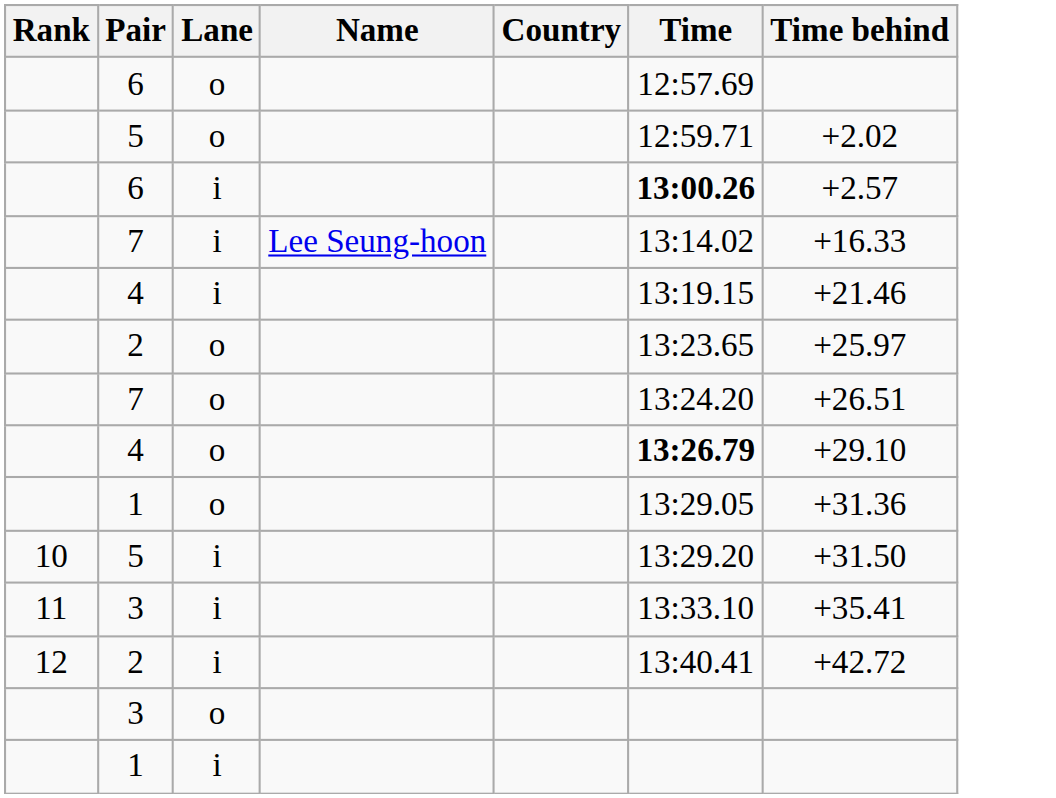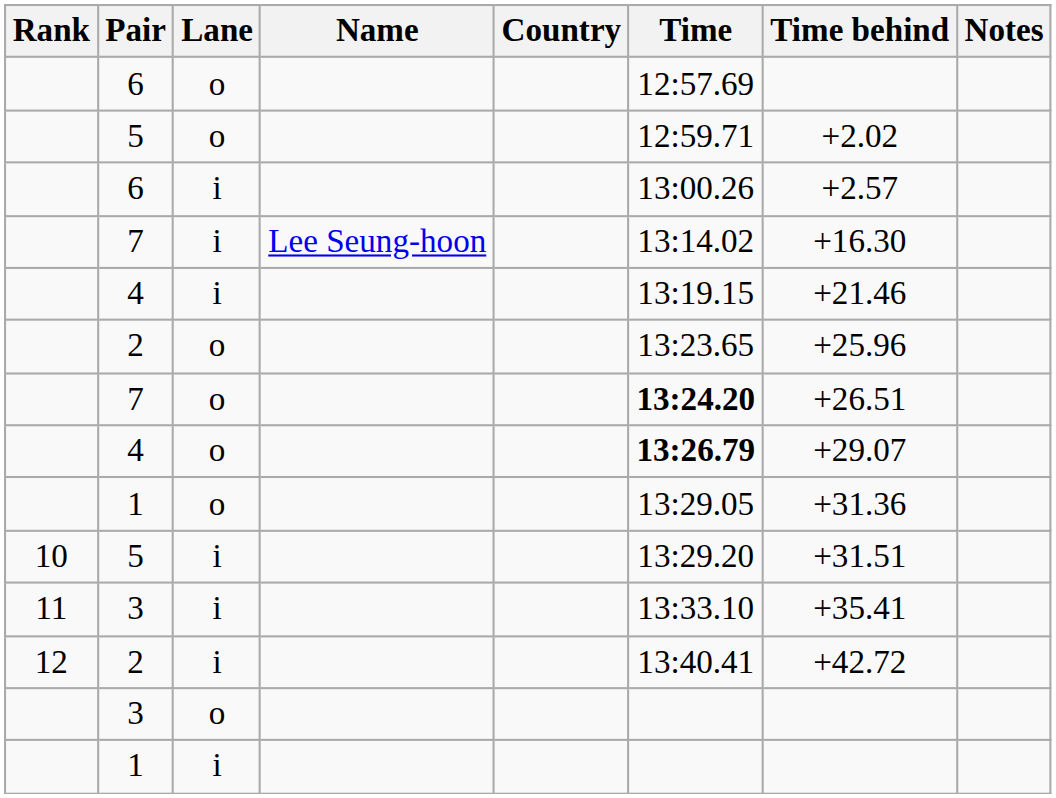+ column: (1004, 30)
(696, 188) bold -> (696, 188) normal
(860, 240) +16.33 -> (860, 240) +16.30
(860, 345) +25.97 -> (860, 345) +25.96
(696, 398) normal -> (696, 398) bold
(860, 450) +29.10 -> (860, 450) +29.07
(860, 556) +31.50 -> (860, 556) +31.51
